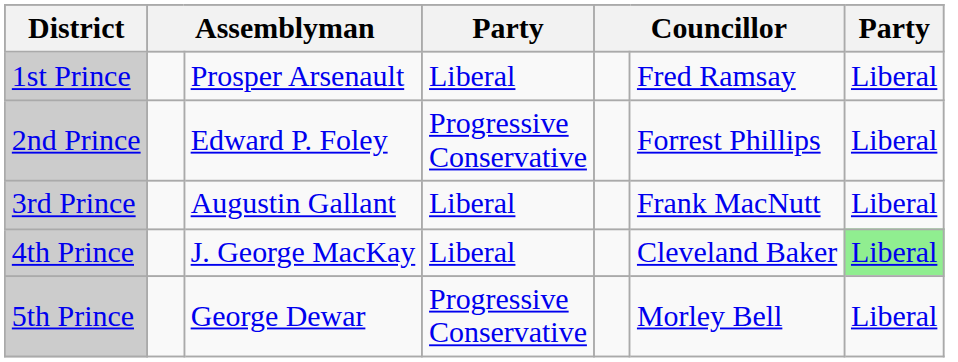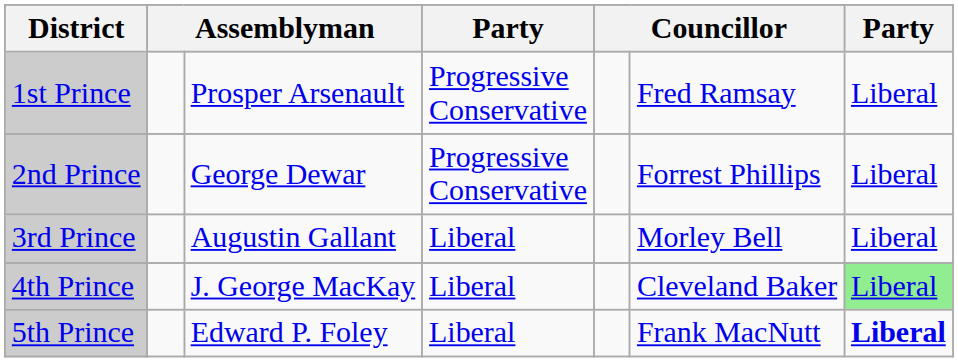(472, 75) Liberal -> (508, 92) Progressive Conservative
(289, 139) Edward P. Foley -> (278, 173) George Dewar
(729, 204) Frank MacNutt -> (710, 237) Morley Bell
(278, 315) George Dewar -> (289, 332) Edward P. Foley
(508, 315) Progressive Conservative -> (472, 332) Liberal
(710, 315) Morley Bell -> (729, 332) Frank MacNutt
(894, 315) normal -> (898, 332) bold
